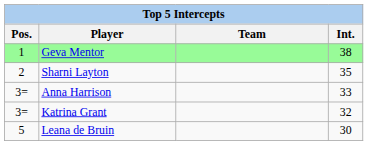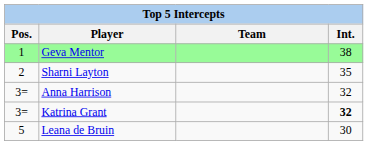(346, 92) 33 -> (346, 92) 32
(346, 112) normal -> (346, 112) bold
